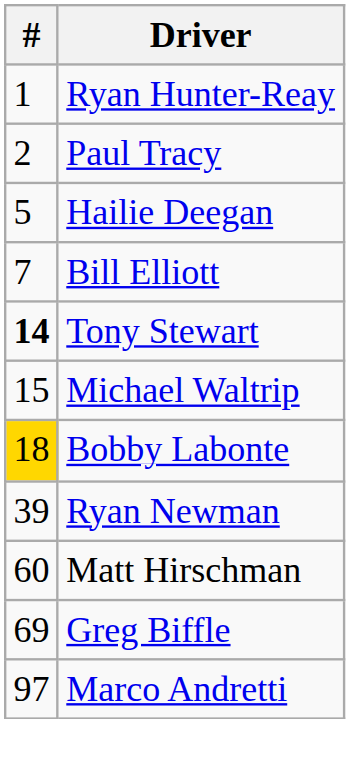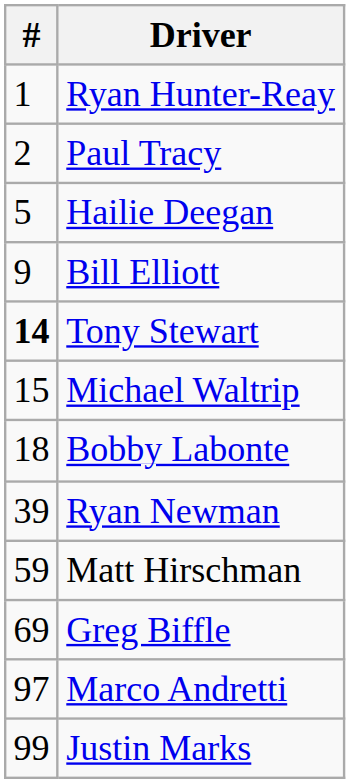(23, 271) 7 -> (23, 271) 9
(32, 450) gold background -> (32, 450) no background
(32, 568) 60 -> (32, 568) 59
+ row: (159, 747)
